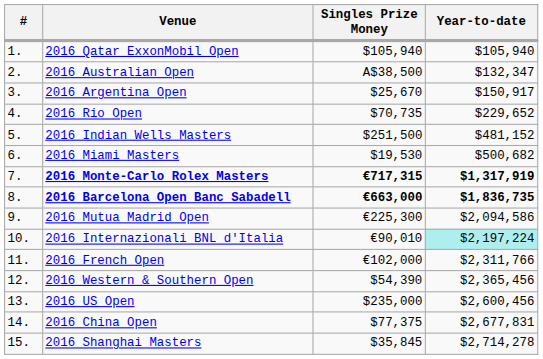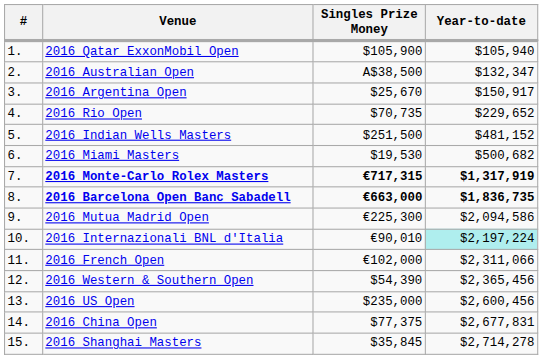(393, 51) $105,940 -> (393, 51) $105,900
(497, 260) $2,311,766 -> (497, 260) $2,311,066
